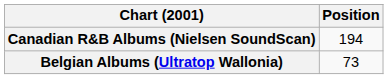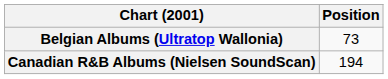rows swapped: (162, 62) <-> (162, 39)
